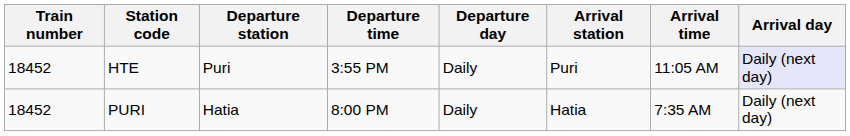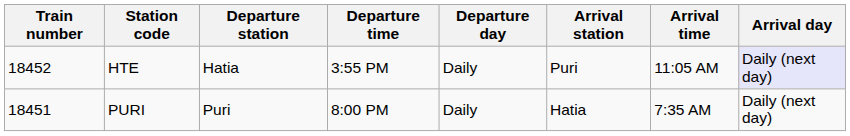(217, 67) Puri -> (221, 67) Hatia
(30, 109) 18452 -> (30, 109) 18451
(221, 109) Hatia -> (217, 109) Puri
